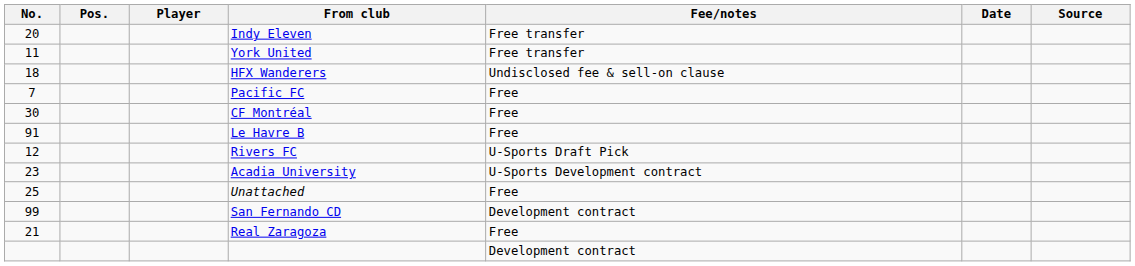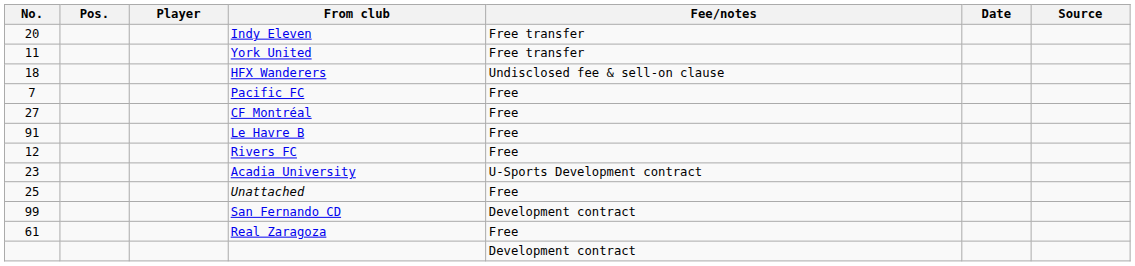(32, 113) 30 -> (32, 113) 27
(559, 153) U-Sports Draft Pick -> (504, 153) Free
(32, 232) 21 -> (32, 232) 61
